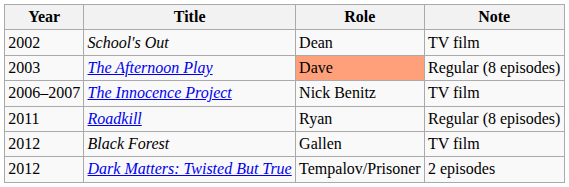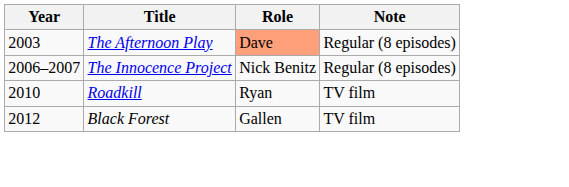- row: (128, 42)
(454, 93) TV film -> (390, 67) Regular (8 episodes)
(24, 118) 2011 -> (24, 93) 2010
(494, 118) Regular (8 episodes) -> (349, 93) TV film
- row: (190, 169)
